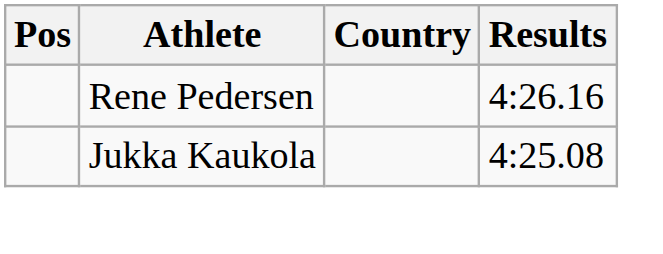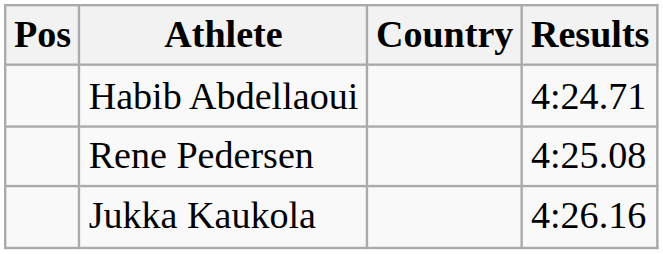+ row: (223, 95)
(546, 95) 4:26.16 -> (589, 155) 4:25.08
(546, 155) 4:25.08 -> (589, 215) 4:26.16
